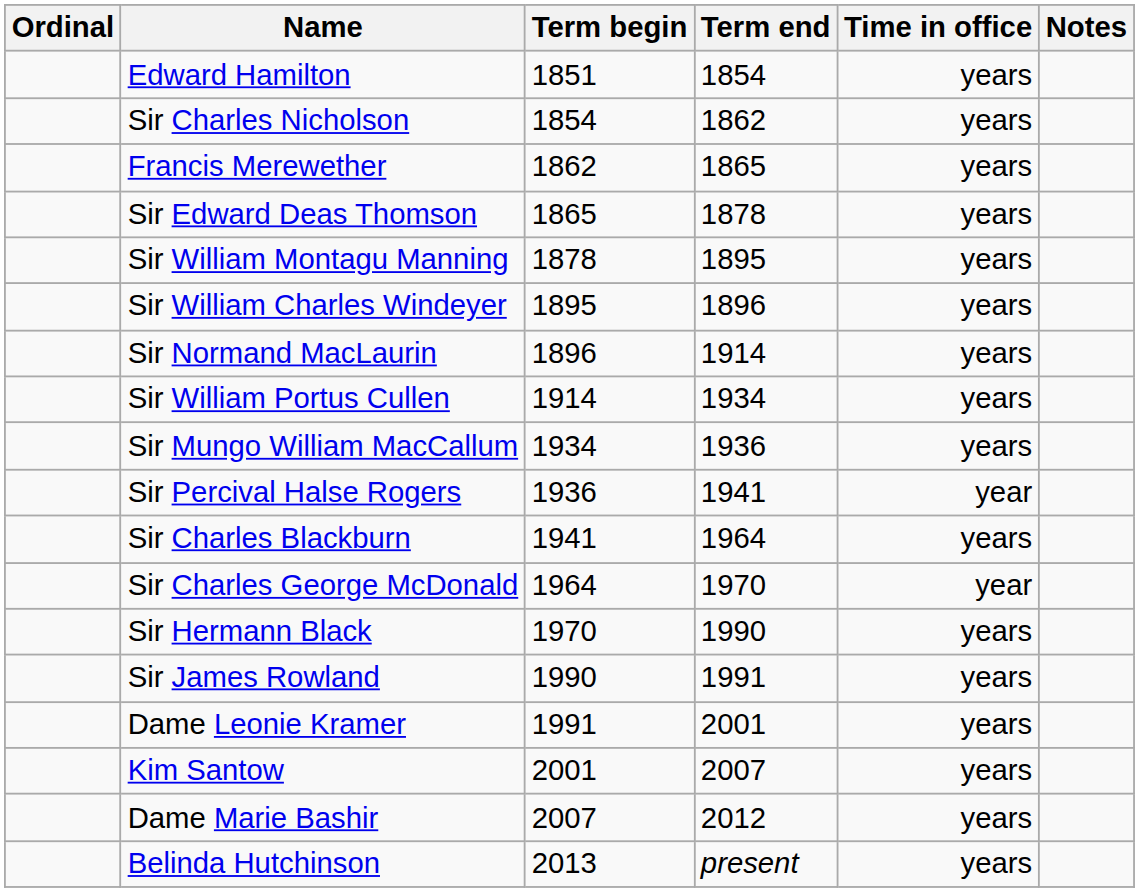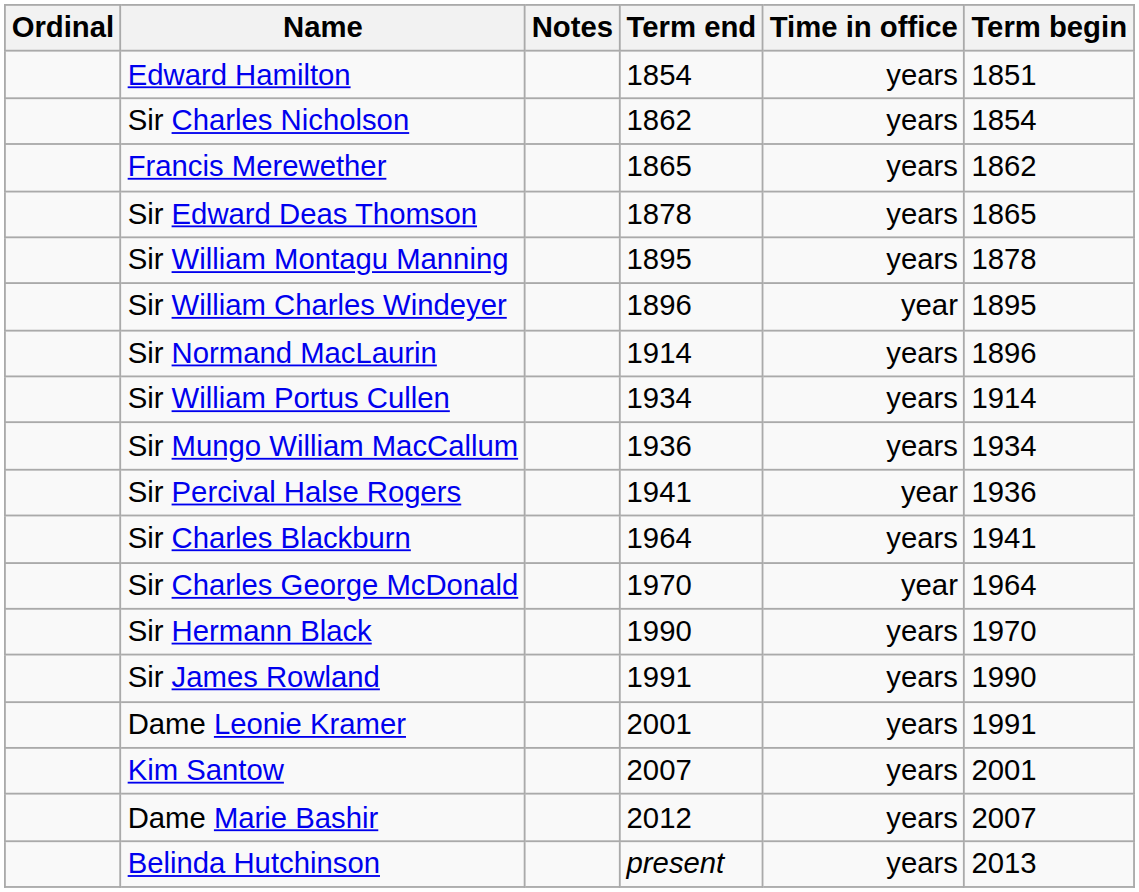columns swapped: (610, 27) <-> (1086, 27)
(996, 306) years -> (929, 306) year
